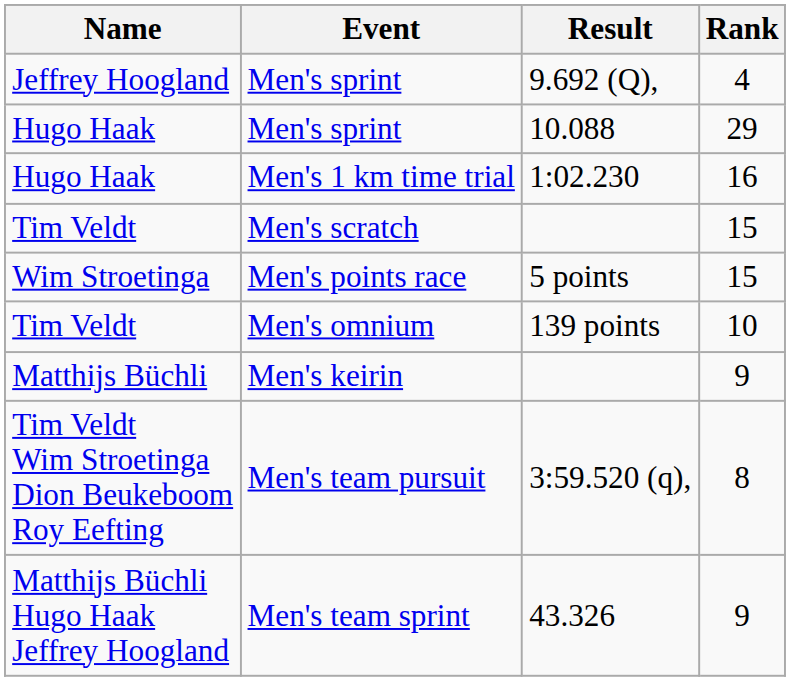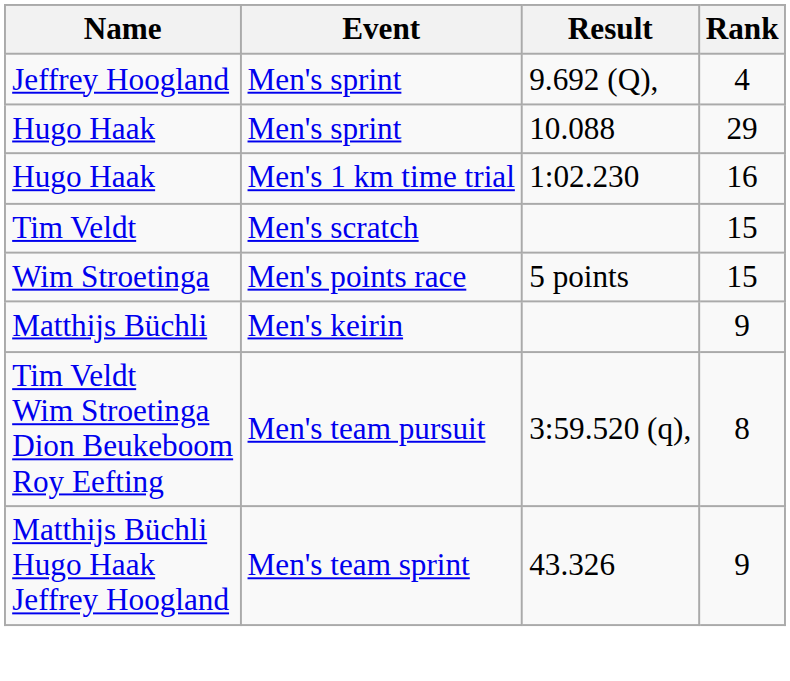- row: (341, 326)
